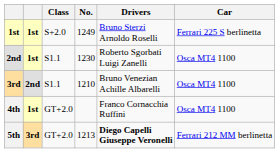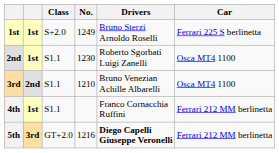(58, 109) GT+2.0 -> (52, 109) S1.1
(206, 109) Osca MT4 1100 -> (224, 109) Ferrari 212 MM berlinetta
(86, 135) 1213 -> (86, 135) 1216
